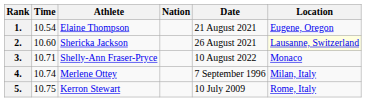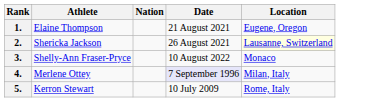- column: (45, 12)
(230, 74) no background -> (204, 74) lavender background
